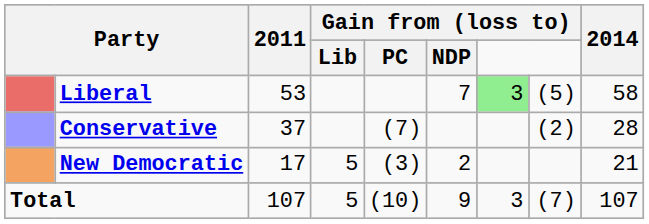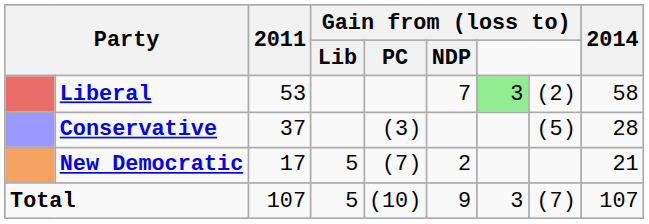(556, 94) (5) -> (556, 94) (2)
(402, 129) (7) -> (402, 129) (3)
(556, 129) (2) -> (556, 129) (5)
(402, 165) (3) -> (402, 165) (7)
